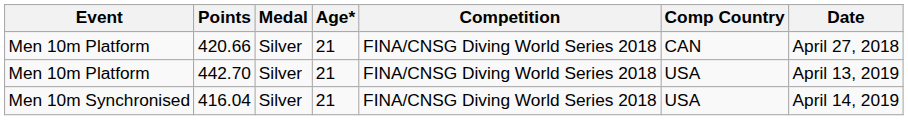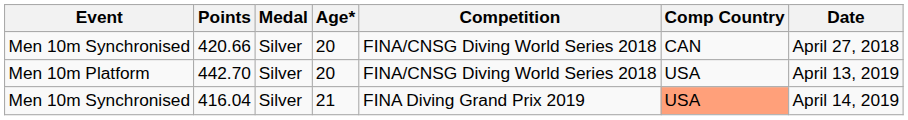(79, 45) Men 10m Platform -> (99, 45) Men 10m Synchronised
(325, 45) 21 -> (325, 45) 20
(325, 73) 21 -> (325, 73) 20
(510, 100) FINA/CNSG Diving World Series 2018 -> (474, 100) FINA Diving Grand Prix 2019
(682, 100) no background -> (682, 100) lightsalmon background
